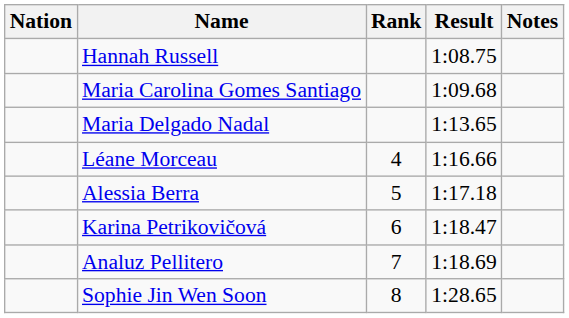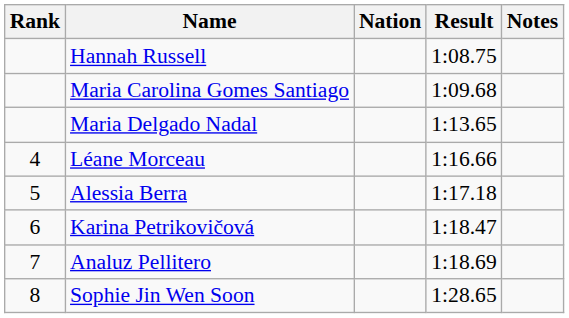columns swapped: (396, 21) <-> (41, 21)
